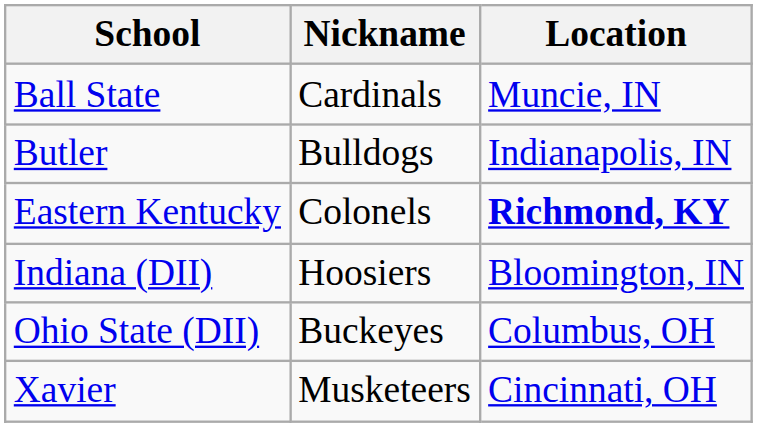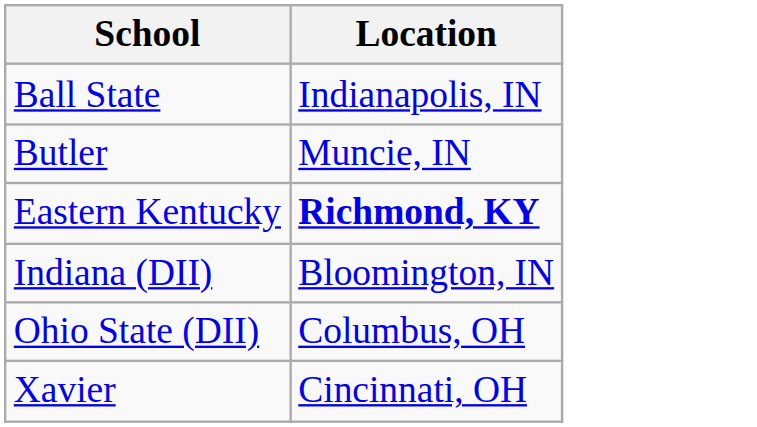- column: (385, 34)
(574, 93) Muncie, IN -> (420, 93) Indianapolis, IN
(610, 152) Indianapolis, IN -> (385, 152) Muncie, IN
